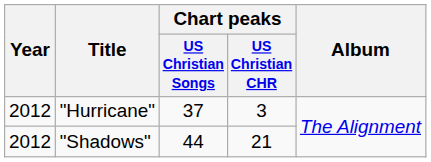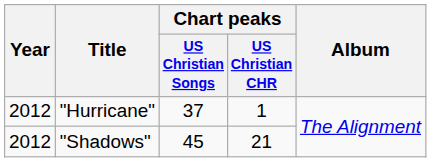(262, 111) 3 -> (262, 111) 1
(193, 141) 44 -> (193, 141) 45
